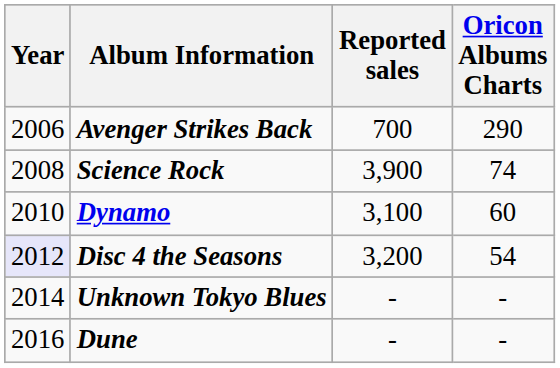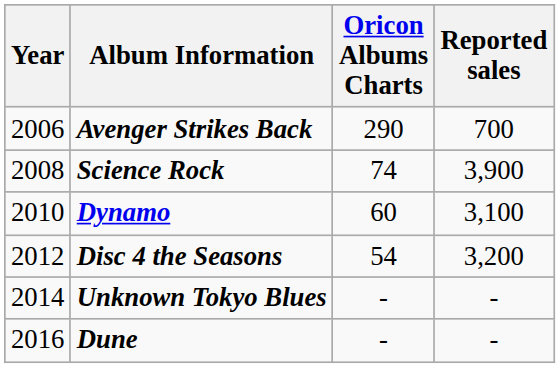columns swapped: (503, 55) <-> (392, 55)
(38, 255) lavender background -> (38, 255) no background
